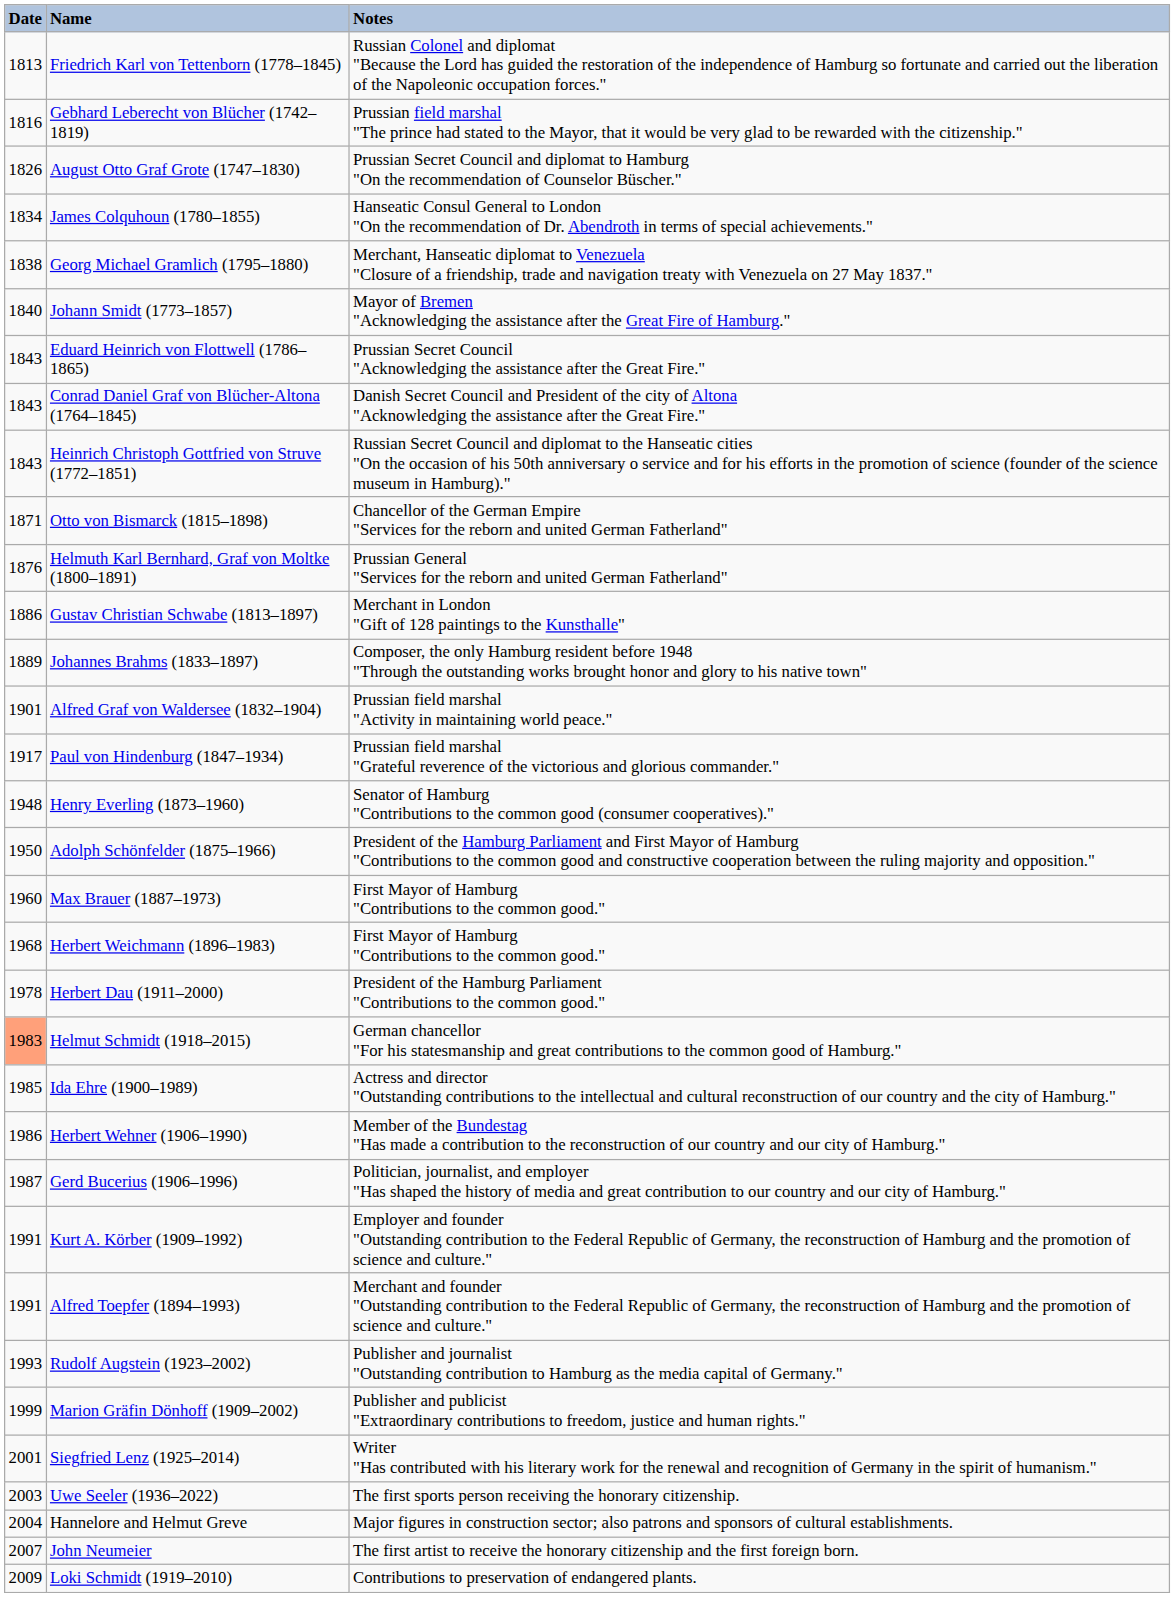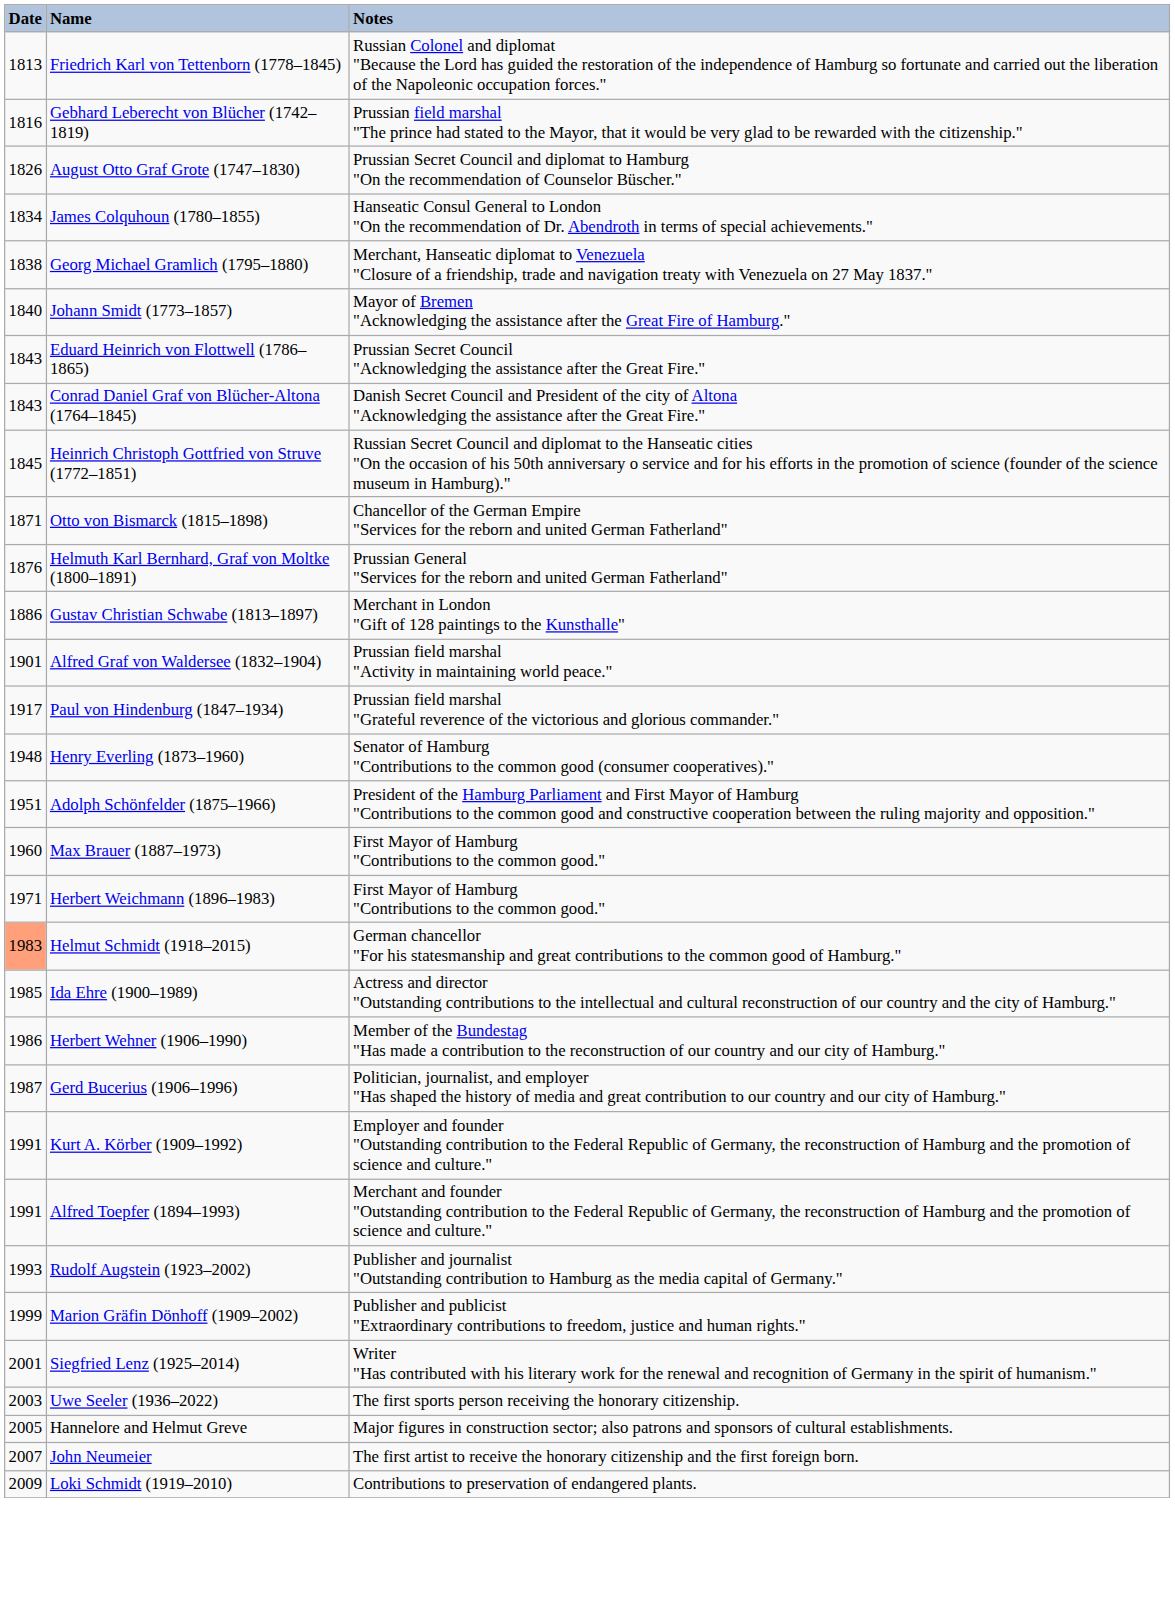(25, 463) 1843 -> (25, 463) 1845
- row: (154, 662)
(25, 851) 1950 -> (25, 803) 1951
(25, 945) 1968 -> (25, 898) 1971
- row: (136, 992)
(25, 1522) 2004 -> (25, 1428) 2005
